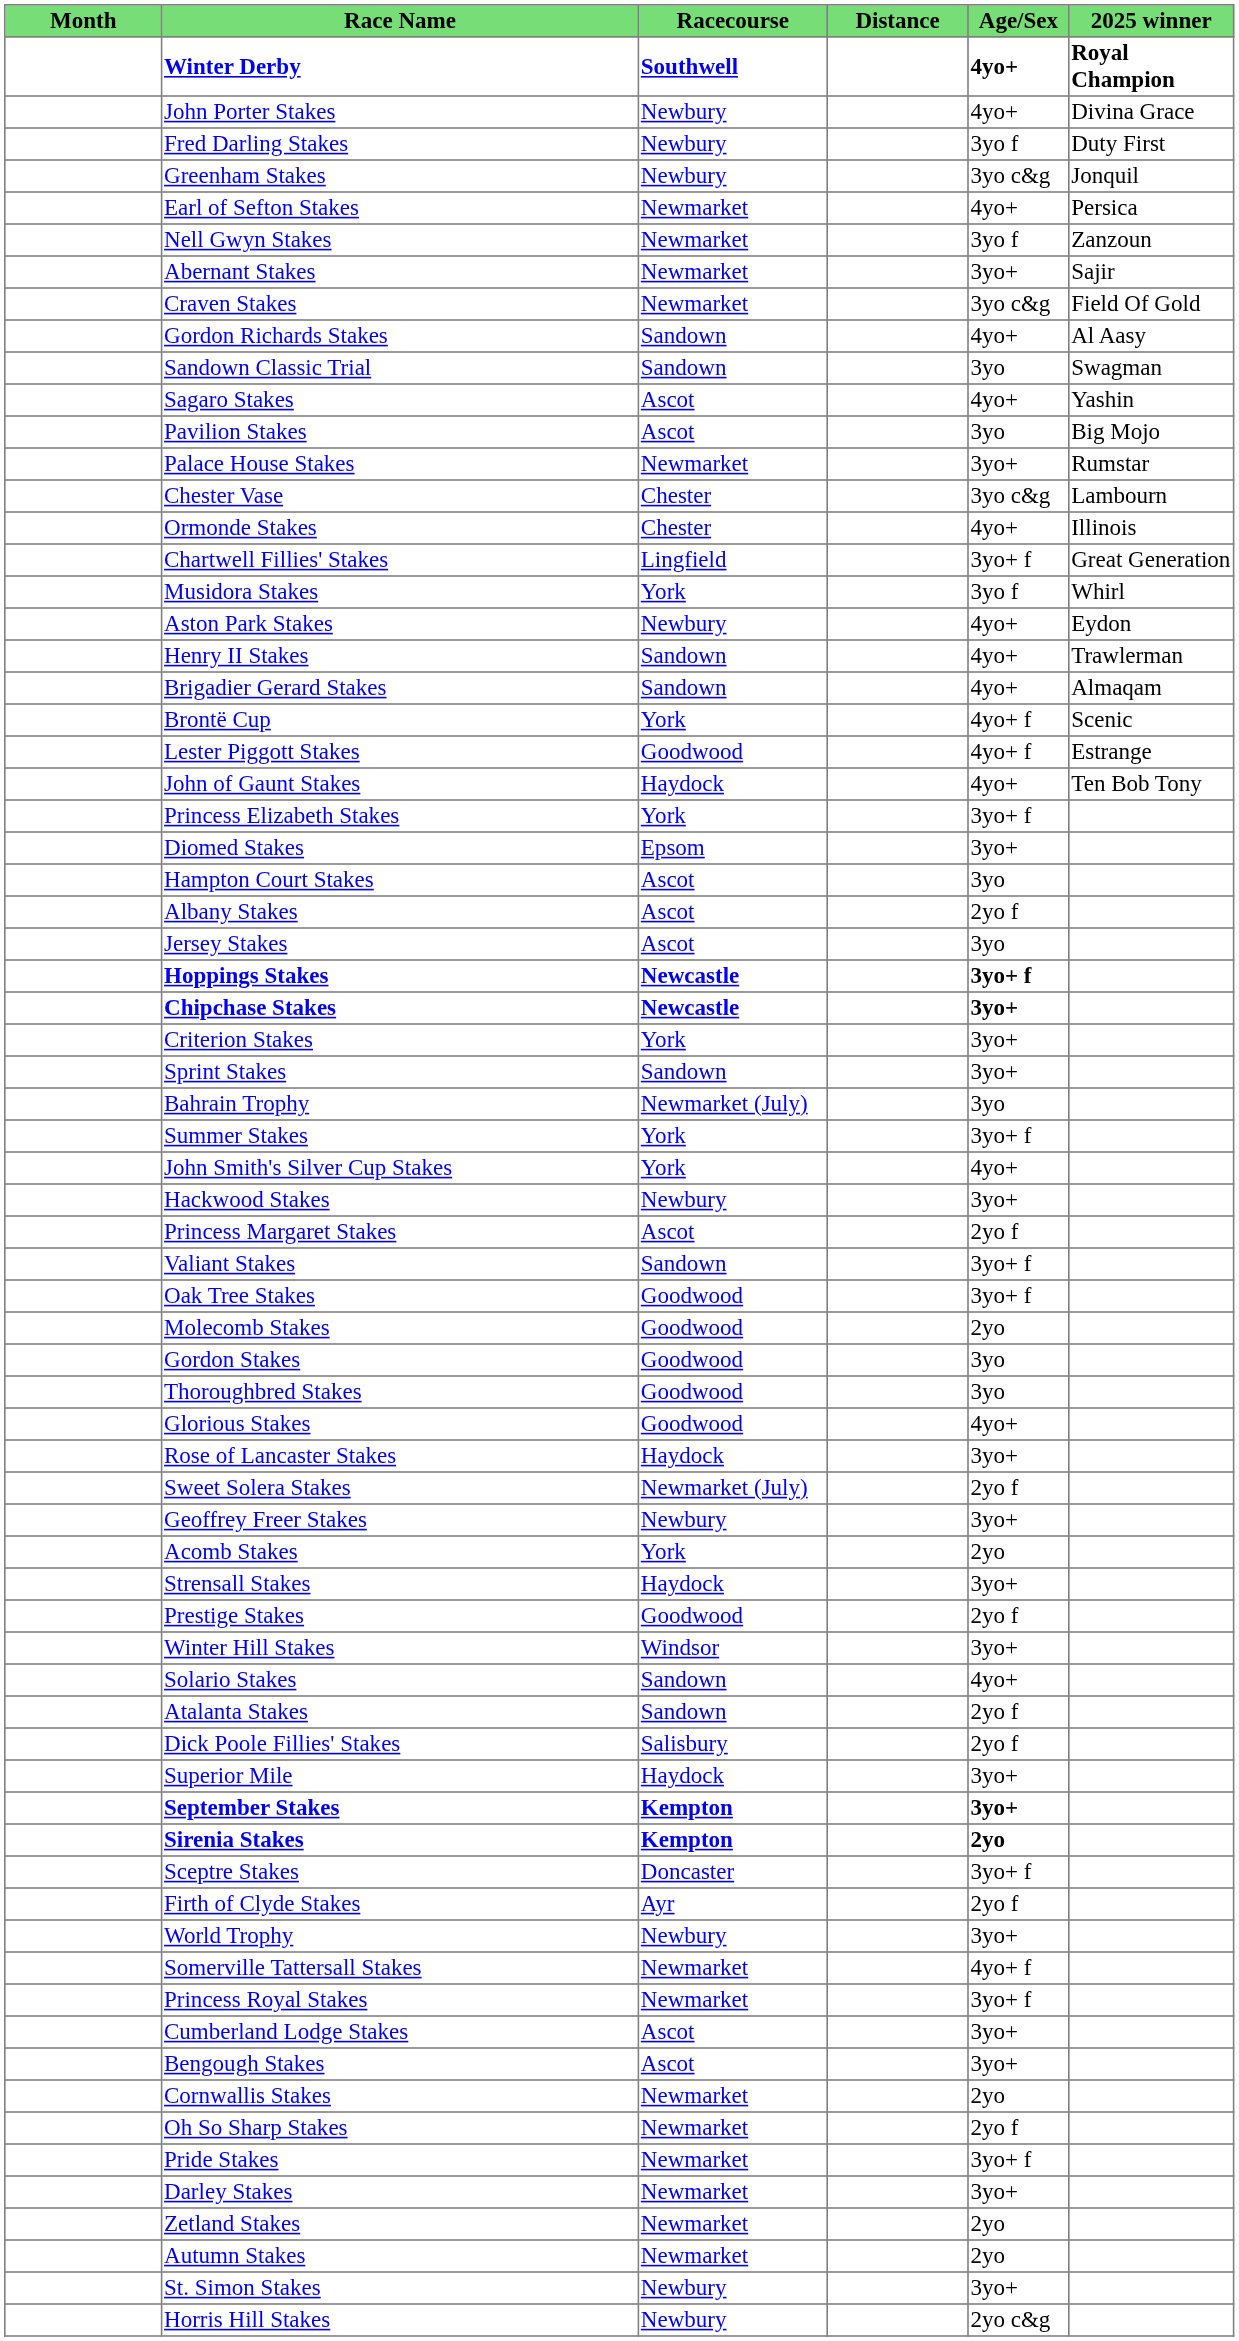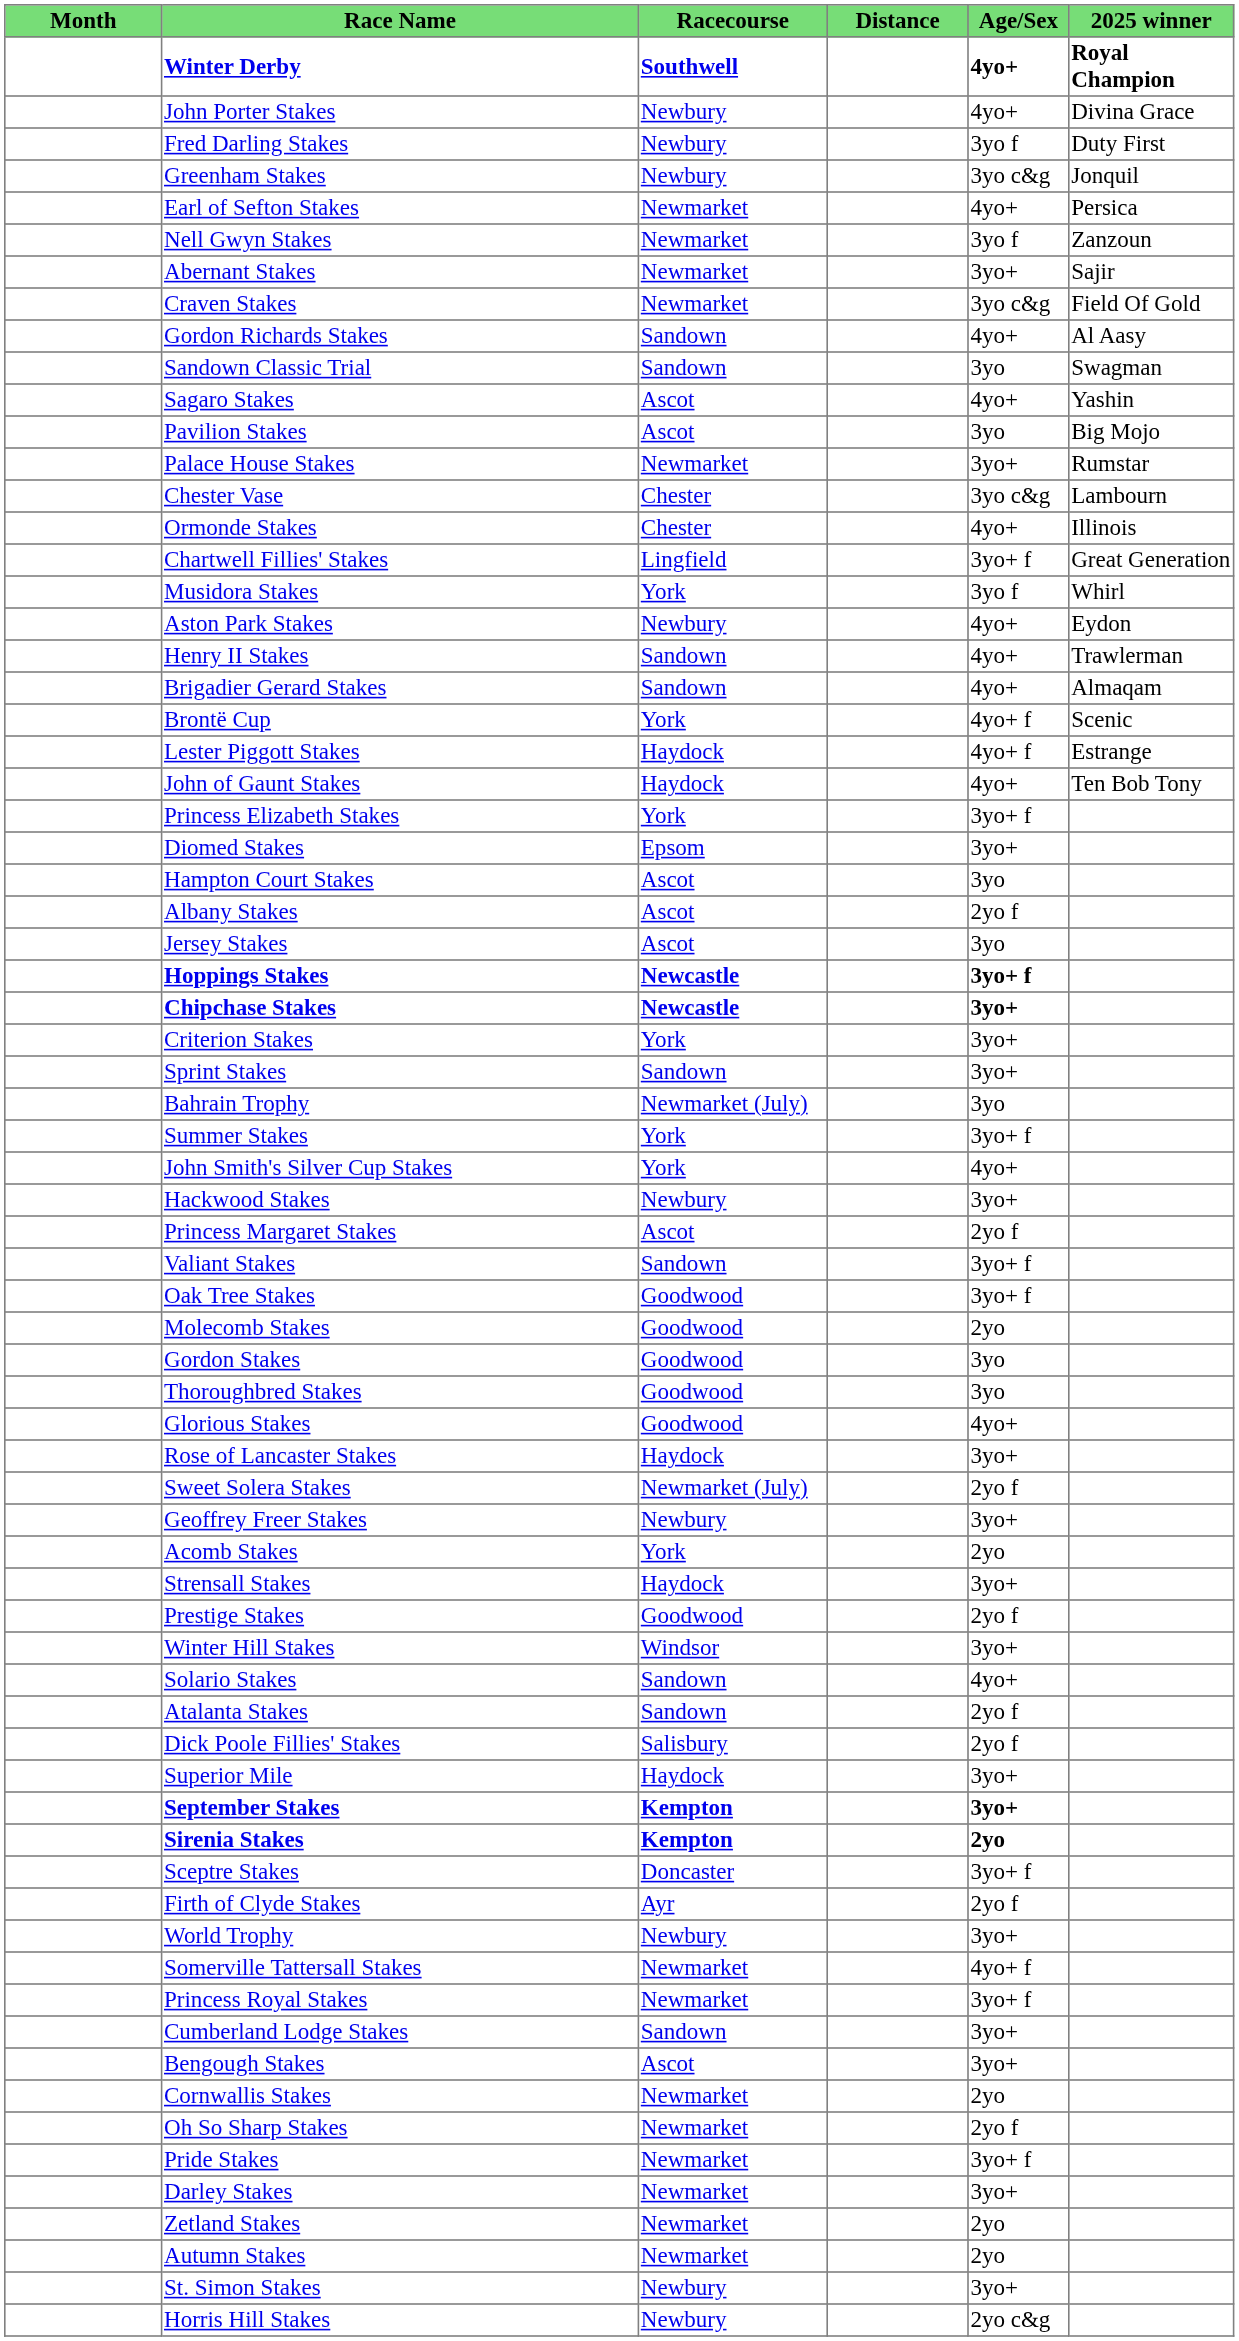(692, 751) Goodwood -> (682, 751) Haydock
(668, 2031) Ascot -> (684, 2031) Sandown
